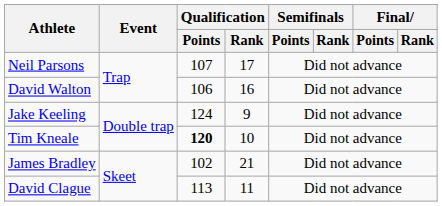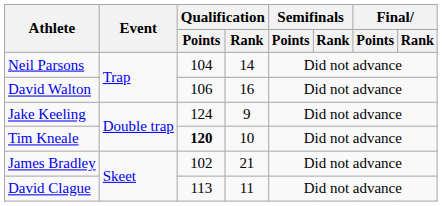(201, 65) 107 -> (201, 65) 104
(247, 65) 17 -> (247, 65) 14
